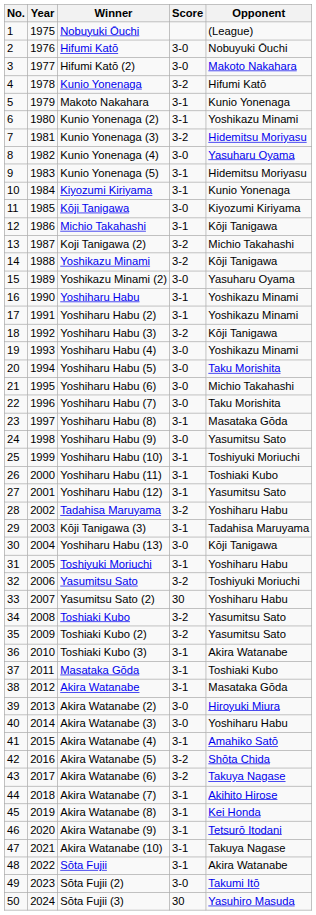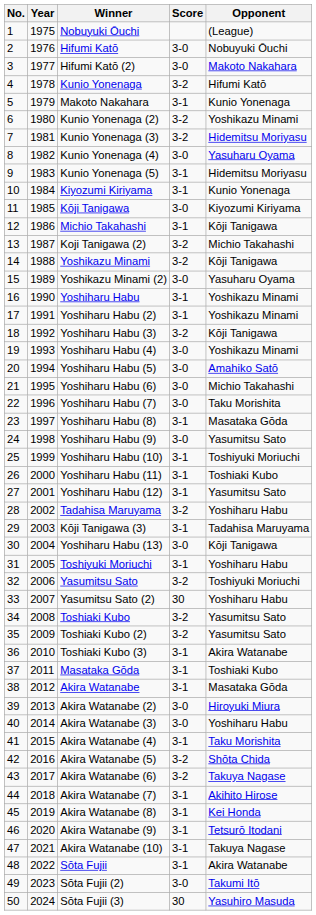(180, 119) 3-1 -> (180, 119) 3-2
(244, 368) Taku Morishita -> (243, 368) Amahiko Satō
(243, 741) Amahiko Satō -> (244, 741) Taku Morishita
